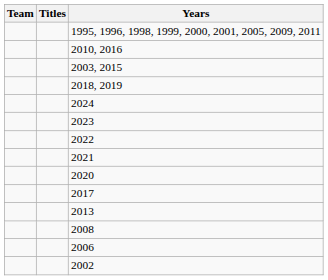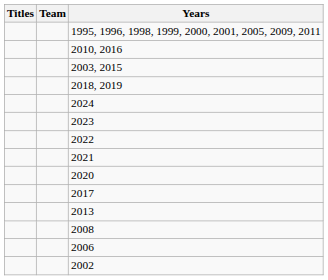columns swapped: (20, 13) <-> (52, 13)
